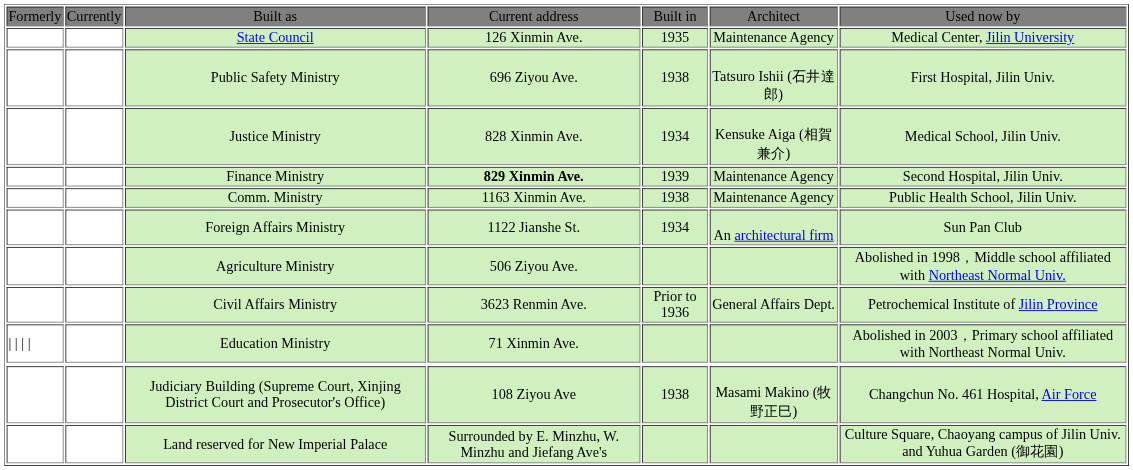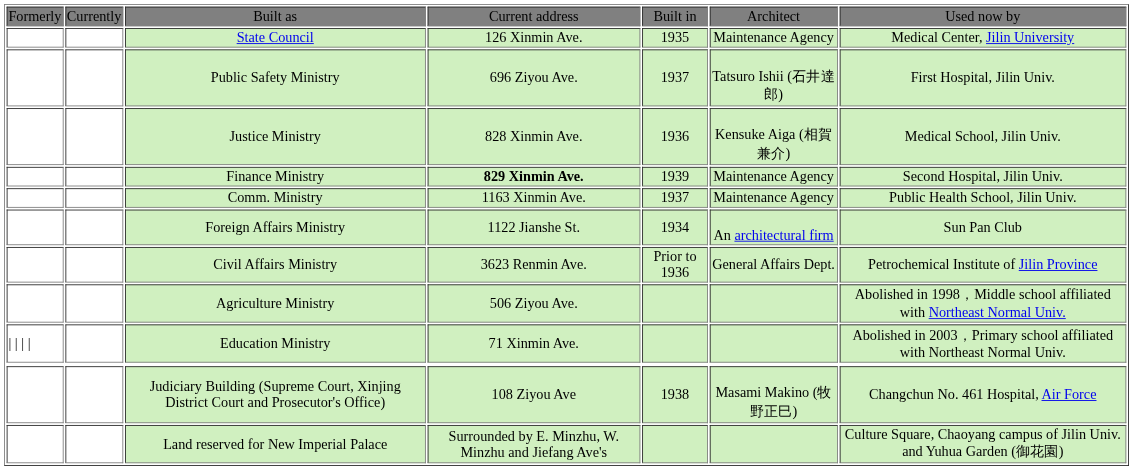(675, 77) 1938 -> (675, 77) 1937
(675, 136) 1934 -> (675, 136) 1936
(675, 198) 1938 -> (675, 198) 1937
rows swapped: (275, 304) <-> (275, 266)
